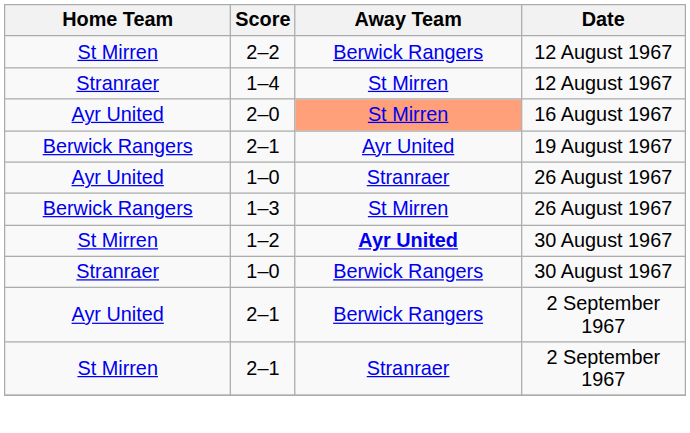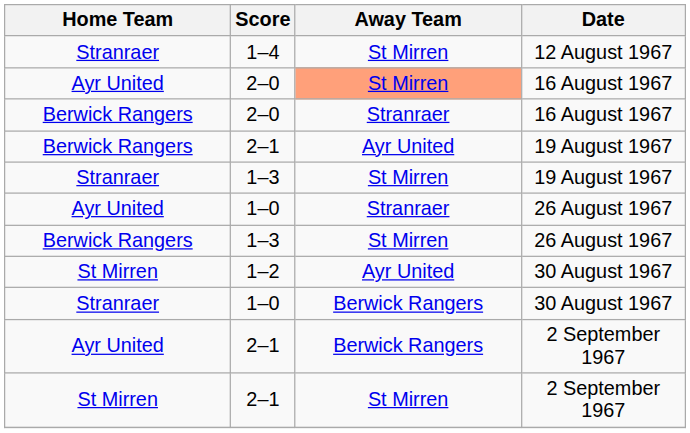- row: (118, 51)
+ row: (118, 114)
+ row: (118, 177)
(408, 240) bold -> (408, 271) normal
(408, 368) Stranraer -> (408, 399) St Mirren
